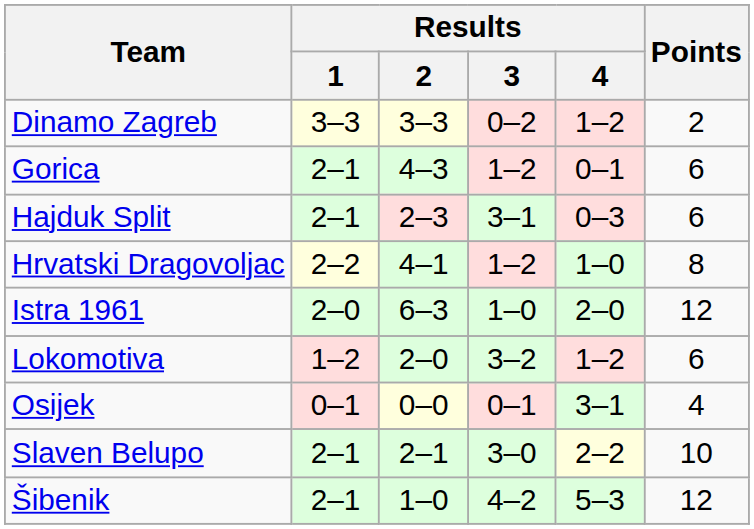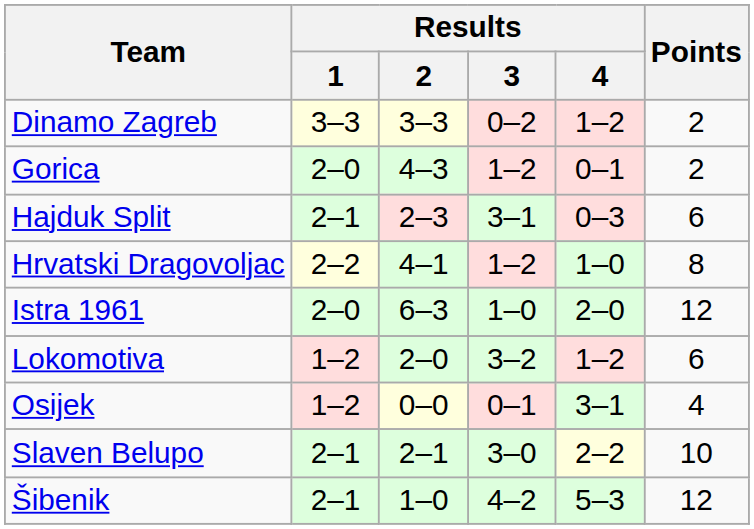(336, 169) 2–1 -> (336, 169) 2–0
(696, 169) 6 -> (696, 169) 2
(336, 405) 0–1 -> (336, 405) 1–2
